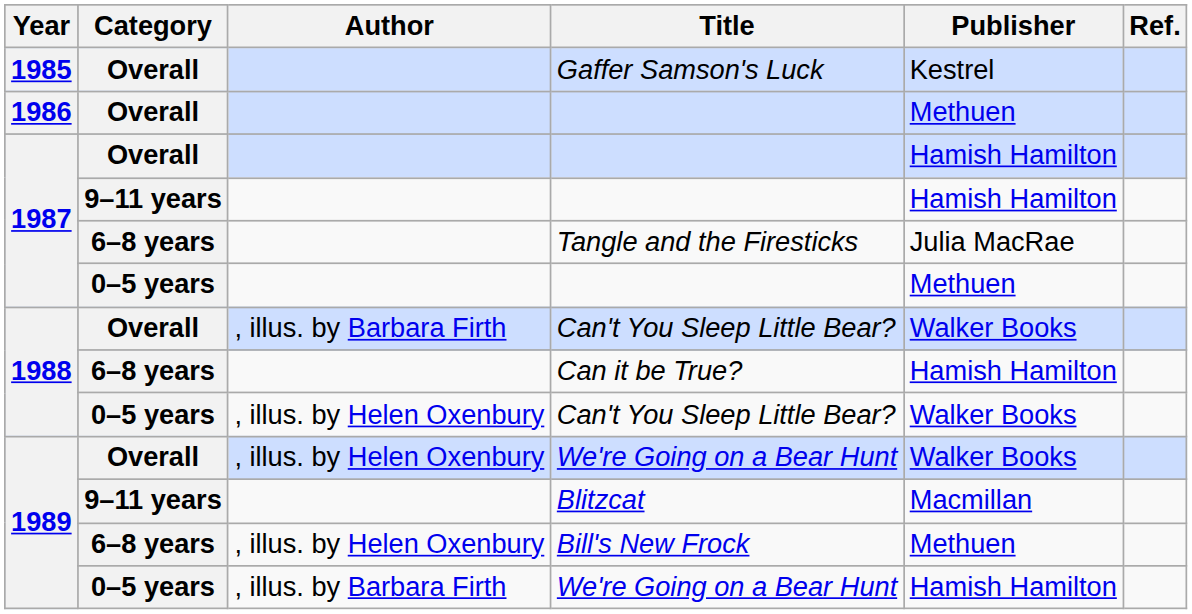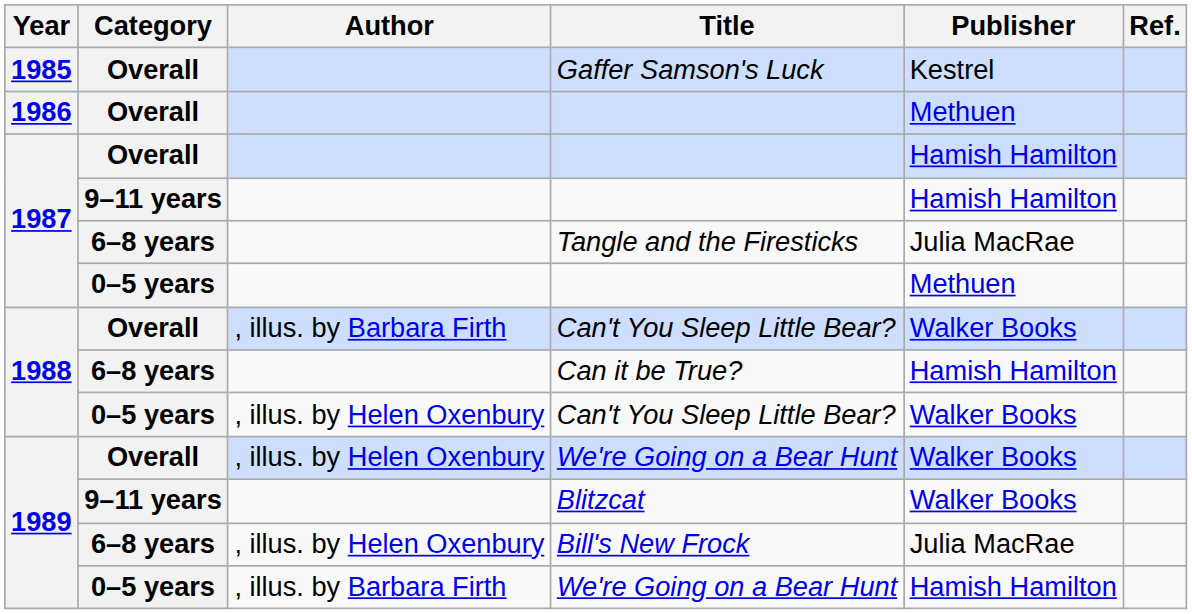(971, 500) Macmillan -> (993, 500) Walker Books
(963, 543) Methuen -> (992, 543) Julia MacRae
